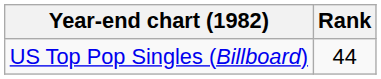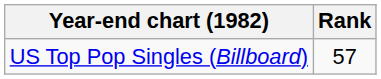(345, 56) 44 -> (345, 56) 57
